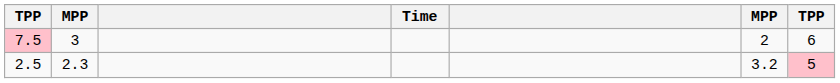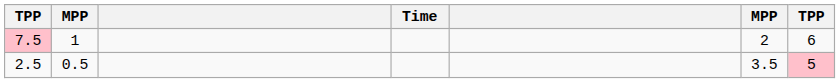(75, 41) 3 -> (75, 41) 1
(75, 65) 2.3 -> (75, 65) 0.5
(764, 65) 3.2 -> (764, 65) 3.5
